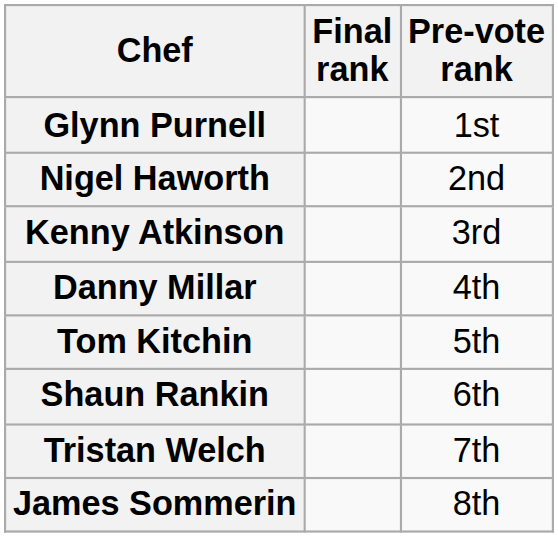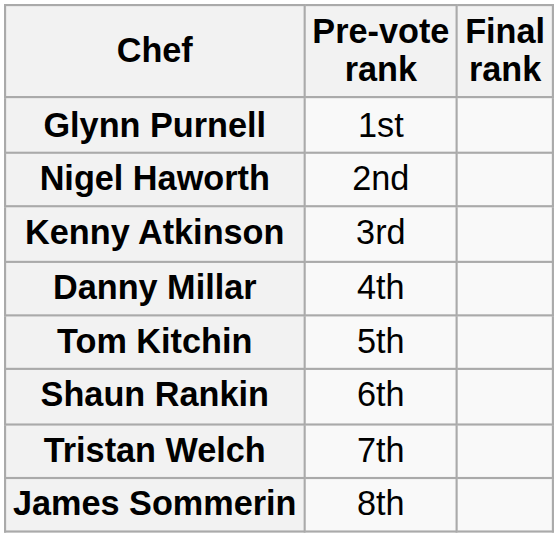columns swapped: (477, 50) <-> (352, 50)
